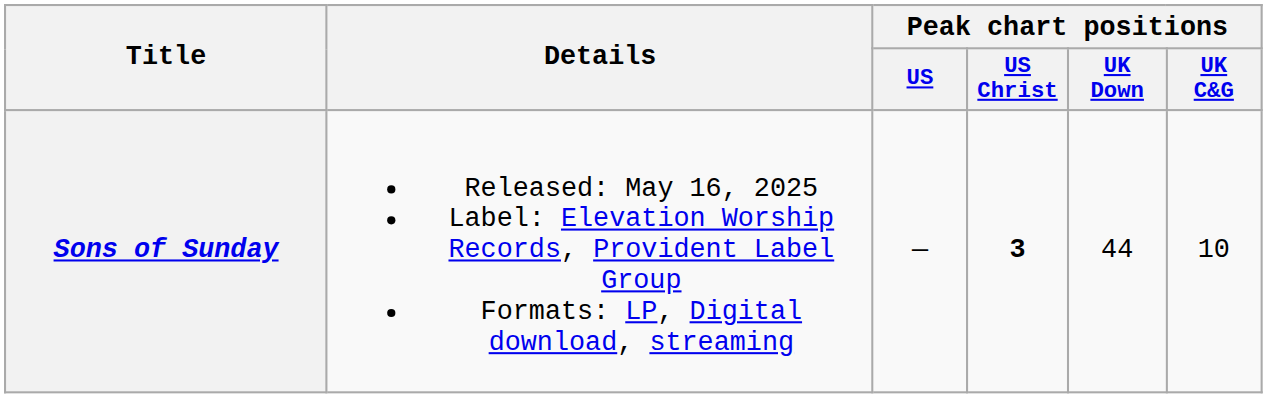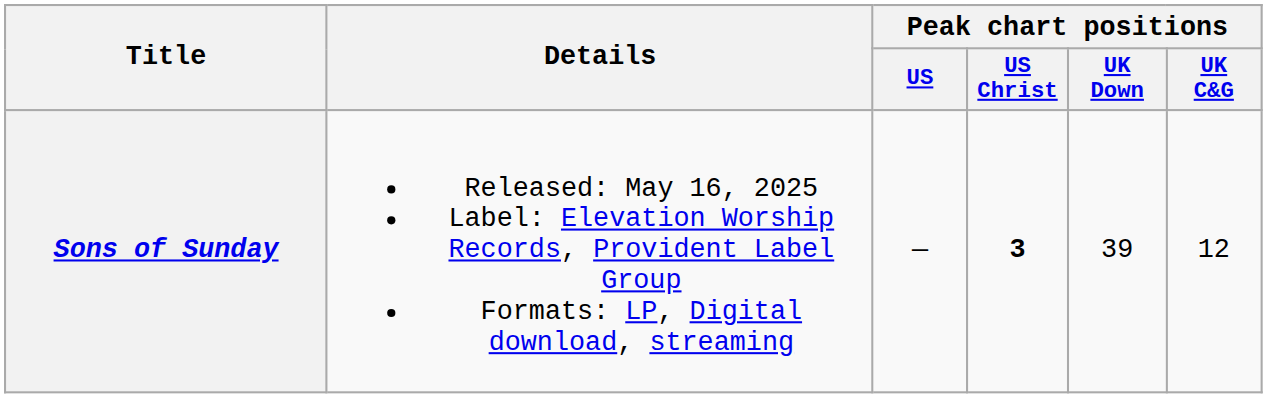(1117, 250) 44 -> (1117, 250) 39
(1214, 250) 10 -> (1214, 250) 12
